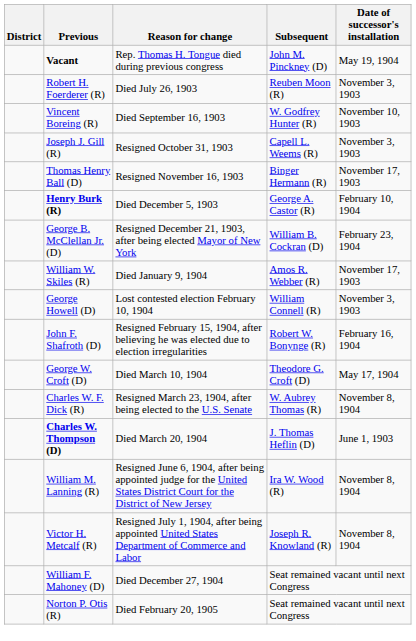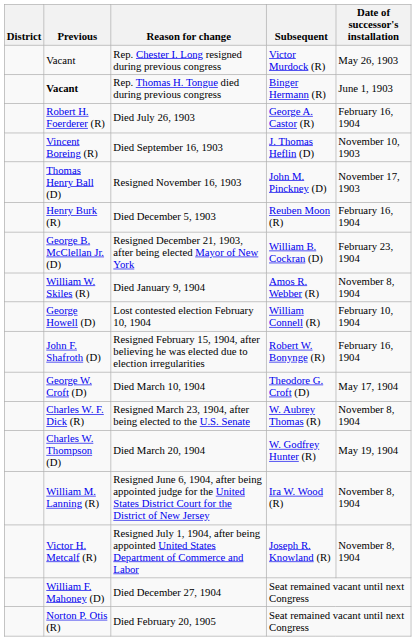+ row: (178, 60)
(298, 60) John M. Pinckney (D) -> (297, 89) Binger Hermann (R)
(369, 60) May 19, 1904 -> (366, 89) June 1, 1903
(300, 89) Reuben Moon (R) -> (292, 118) George A. Castor (R)
(367, 89) November 3, 1903 -> (366, 118) February 16, 1904
(295, 118) W. Godfrey Hunter (R) -> (292, 147) J. Thomas Heflin (D)
- row: (174, 147)
(298, 176) Binger Hermann (R) -> (298, 182) John M. Pinckney (D)
(74, 205) bold -> (72, 217) normal
(292, 205) George A. Castor (R) -> (300, 217) Reuben Moon (R)
(366, 205) February 10, 1904 -> (366, 217) February 16, 1904
(369, 275) November 17, 1903 -> (366, 287) November 8, 1904
(367, 304) November 3, 1903 -> (366, 316) February 10, 1904
(72, 439) bold -> (70, 451) normal
(292, 439) J. Thomas Heflin (D) -> (294, 451) W. Godfrey Hunter (R)
(366, 439) June 1, 1903 -> (368, 451) May 19, 1904
